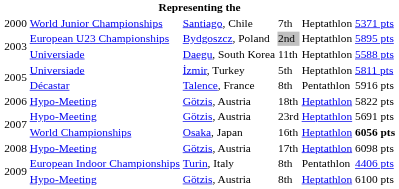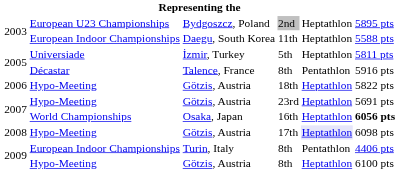- row: (218, 23)
(57, 54) Universiade -> (105, 38) European Indoor Championships
(327, 148) no background -> (327, 132) lavender background
